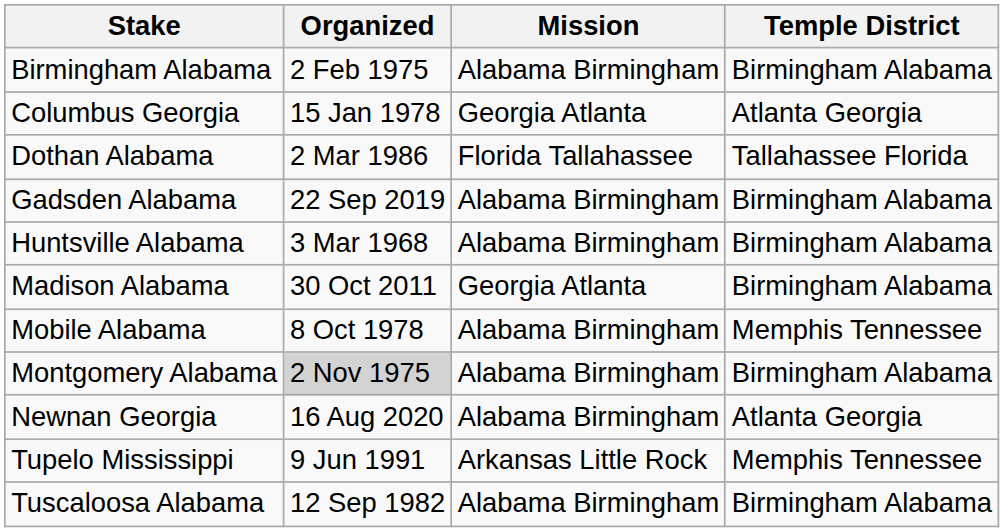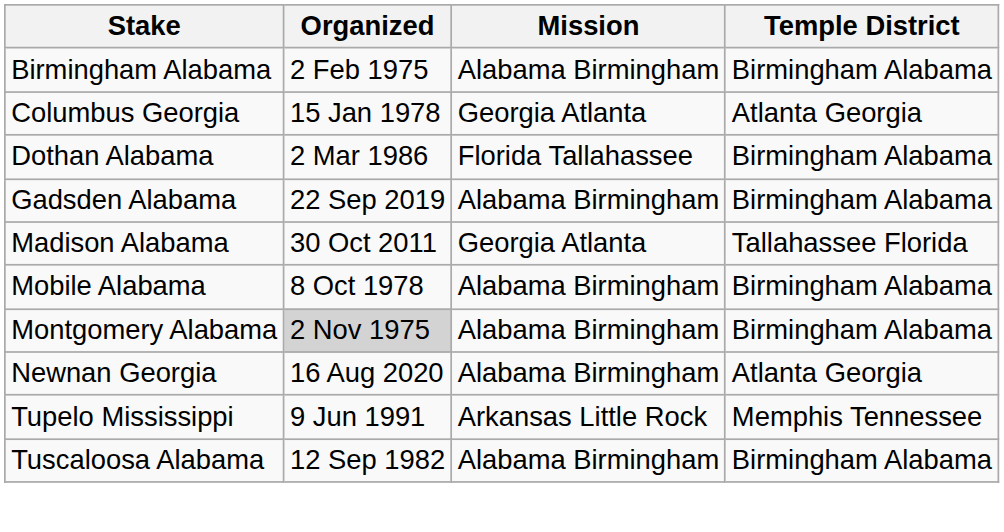(850, 156) Tallahassee Florida -> (862, 156) Birmingham Alabama
- row: (128, 243)
(862, 286) Birmingham Alabama -> (850, 243) Tallahassee Florida
(857, 329) Memphis Tennessee -> (862, 286) Birmingham Alabama
